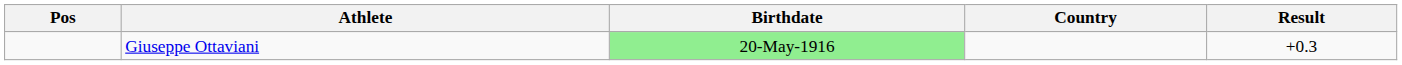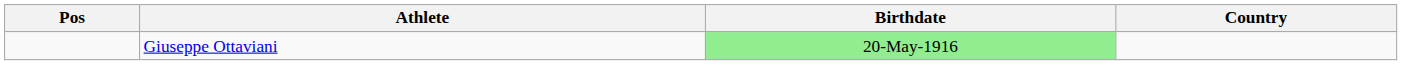- column: (1301, 18)
